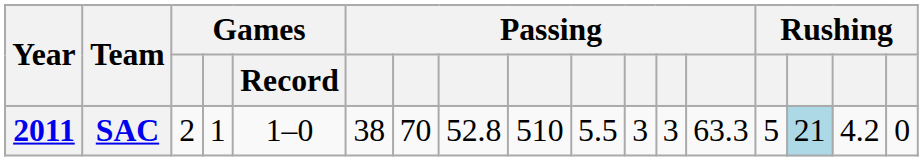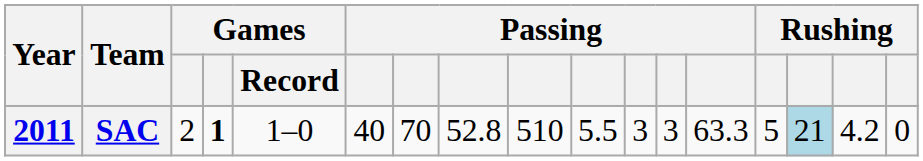(218, 130) normal -> (218, 130) bold
(369, 130) 38 -> (369, 130) 40
